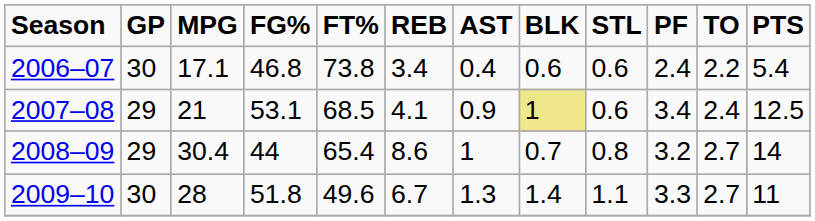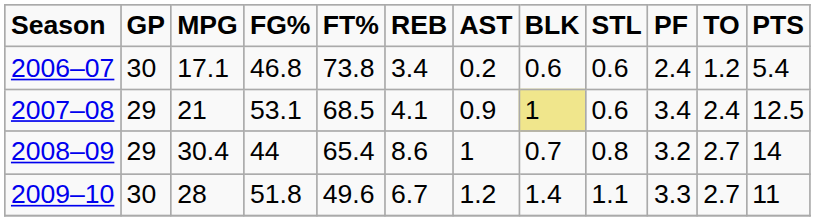(478, 67) 0.4 -> (478, 67) 0.2
(722, 67) 2.2 -> (722, 67) 1.2
(478, 194) 1.3 -> (478, 194) 1.2
